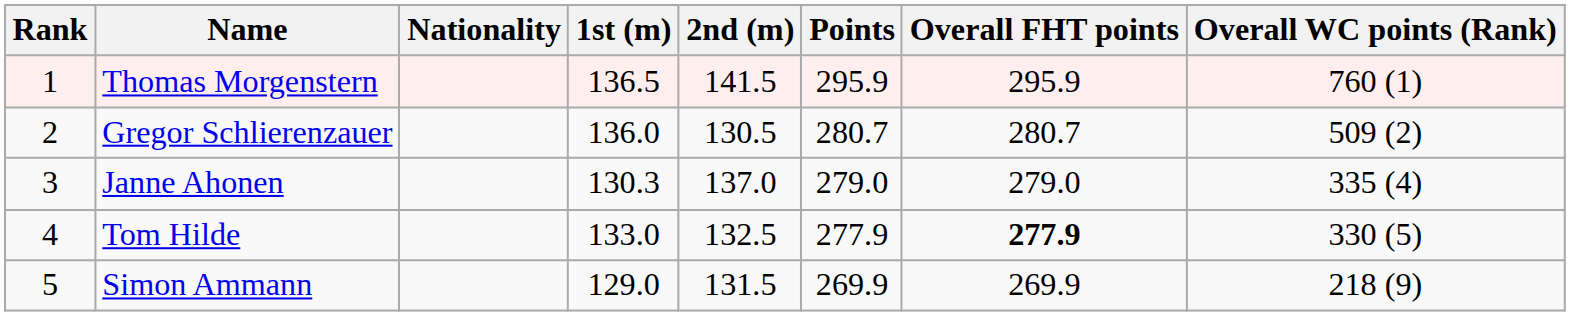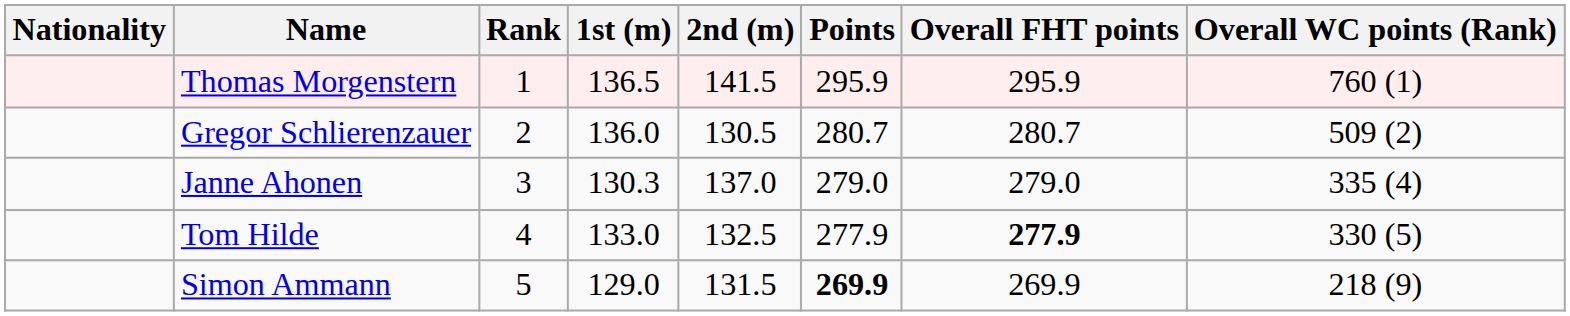columns swapped: (50, 30) <-> (484, 30)
(852, 285) normal -> (852, 285) bold
